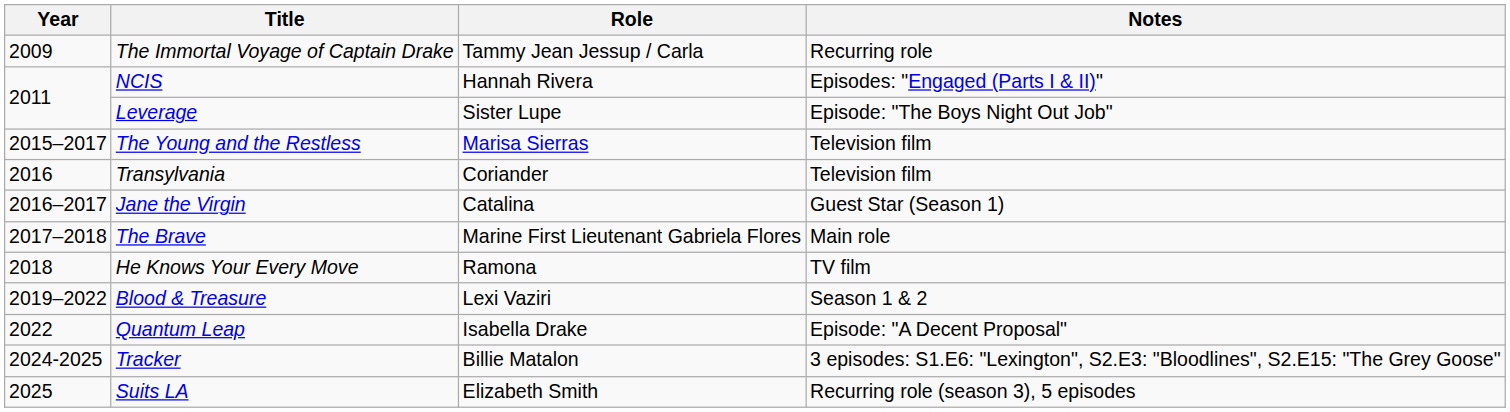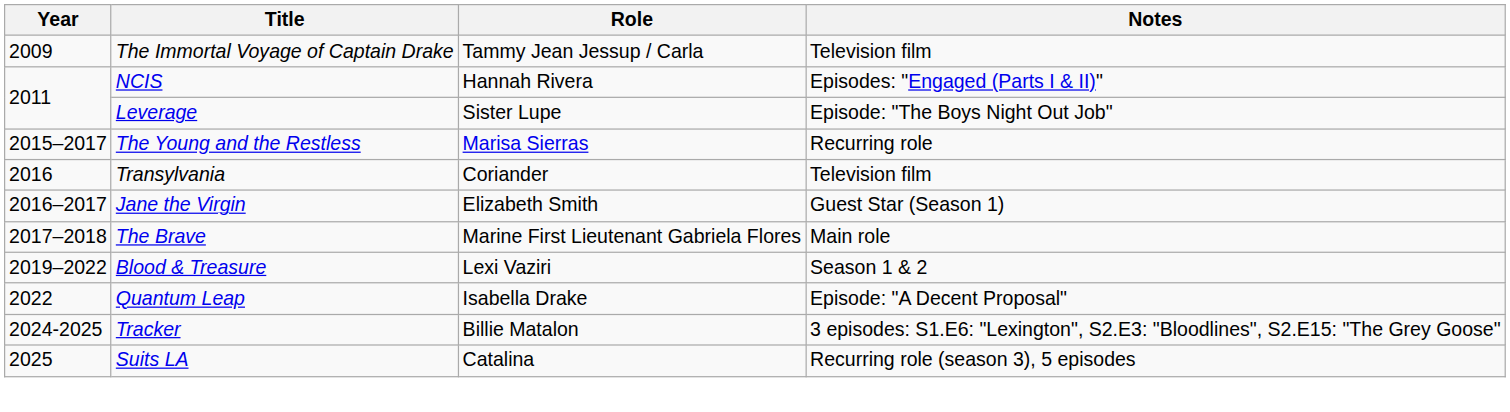(871, 50) Recurring role -> (871, 50) Television film
(871, 143) Television film -> (871, 143) Recurring role
(498, 205) Catalina -> (530, 205) Elizabeth Smith
- row: (237, 267)
(530, 391) Elizabeth Smith -> (498, 360) Catalina
